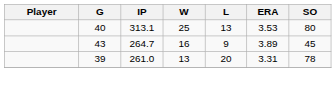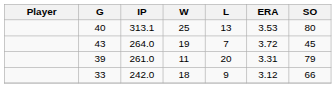(142, 43) 264.7 -> (142, 43) 264.0
(184, 43) 16 -> (184, 43) 19
(226, 43) 9 -> (226, 43) 7
(268, 43) 3.89 -> (268, 43) 3.72
(184, 59) 13 -> (184, 59) 11
(310, 59) 78 -> (310, 59) 79
+ row: (100, 75)
